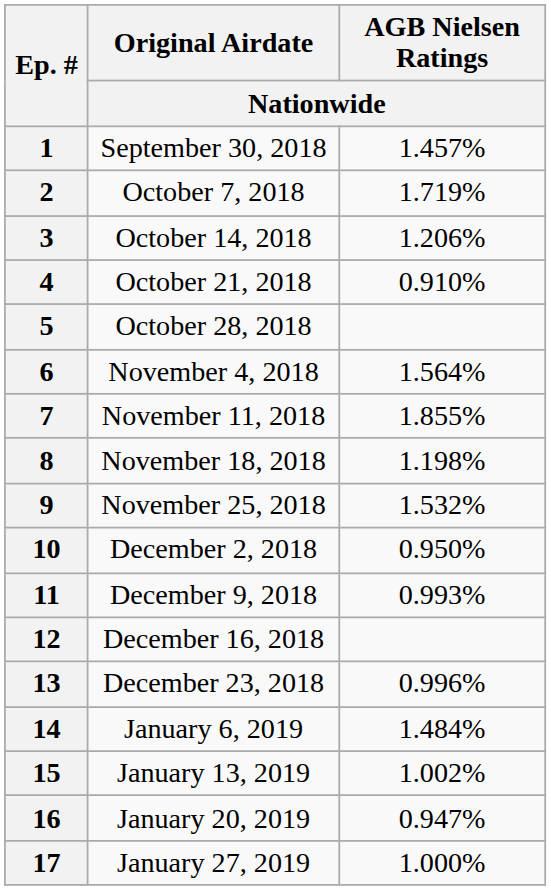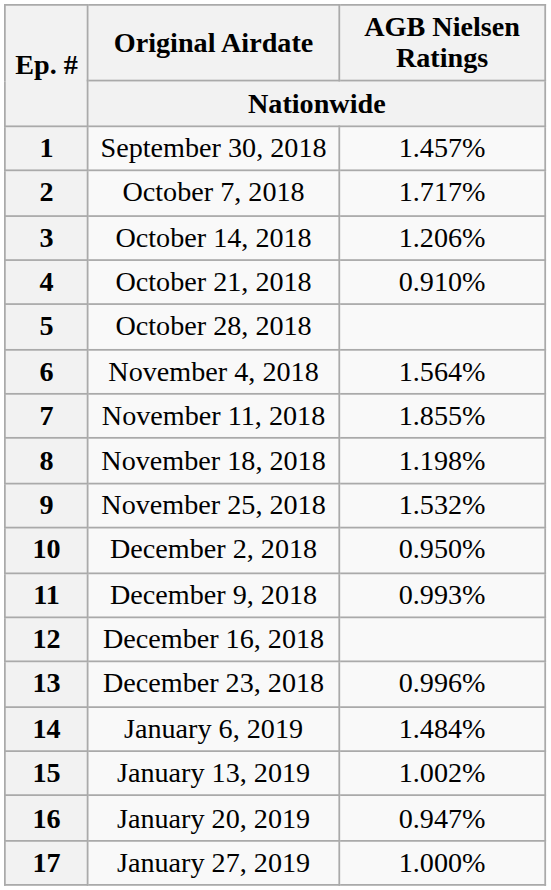(442, 192) 1.719% -> (442, 192) 1.717%
